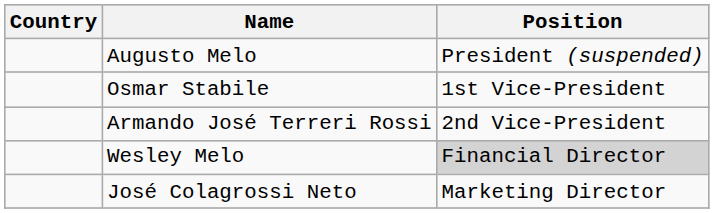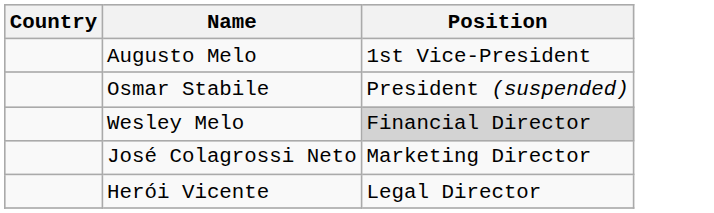(573, 56) President (suspended) -> (479, 56) 1st Vice-President
(554, 90) 1st Vice-President -> (498, 90) President (suspended)
- row: (269, 123)
+ row: (188, 191)
